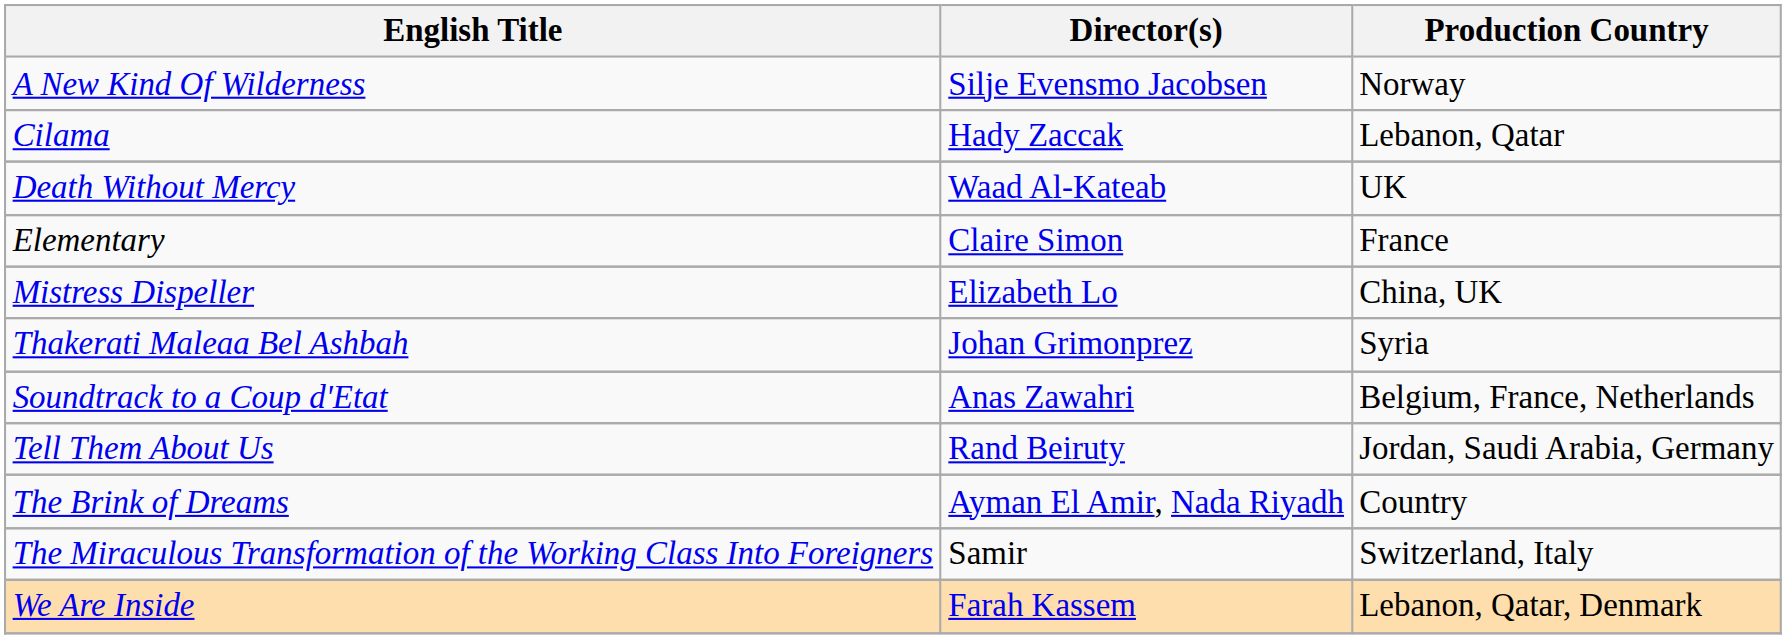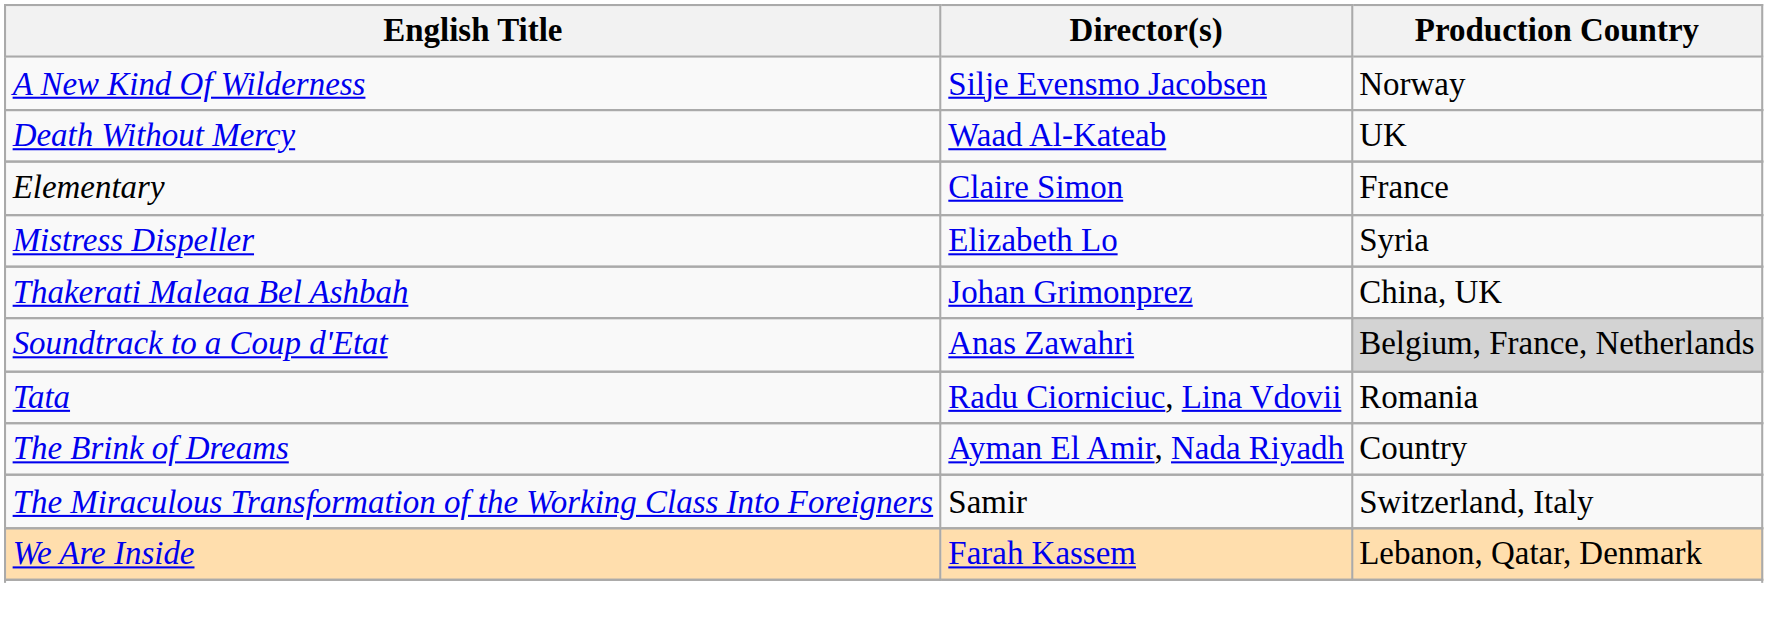- row: (61, 135)
(1431, 291) China, UK -> (1394, 239) Syria
(1394, 344) Syria -> (1431, 291) China, UK
(1557, 396) no background -> (1557, 344) lightgrey background
+ row: (41, 396)
- row: (143, 448)
